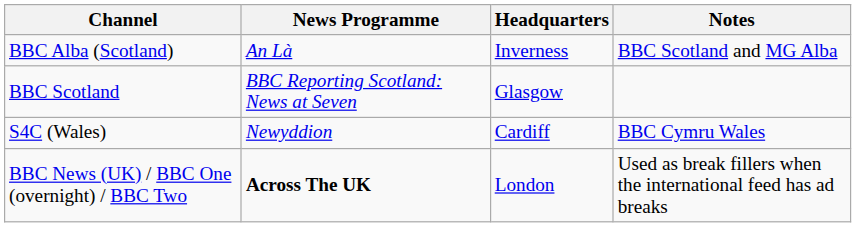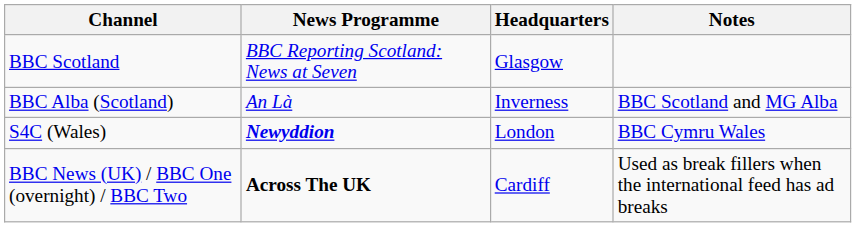rows swapped: (91, 50) <-> (64, 91)
(289, 132) normal -> (290, 132) bold
(522, 132) Cardiff -> (525, 132) London
(525, 184) London -> (522, 184) Cardiff
